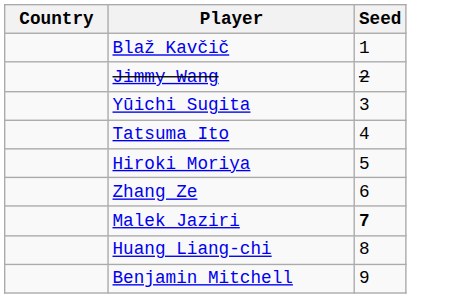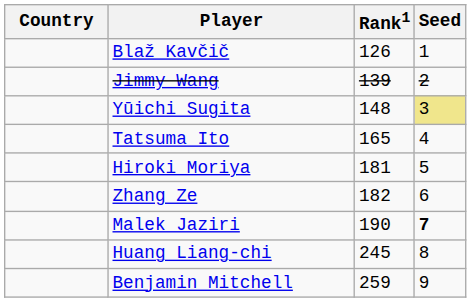+ column: (385, 21)
(364, 106) no background -> (424, 110) khaki background
